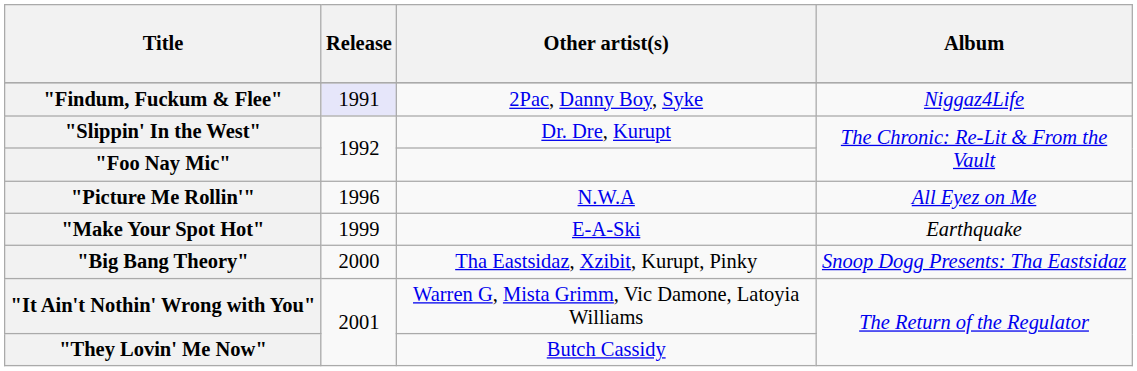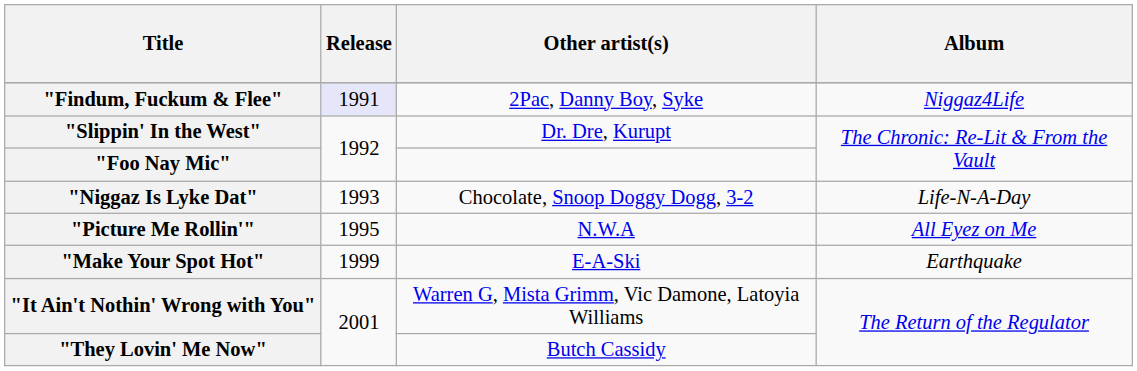+ row: (163, 196)
(359, 196) 1996 -> (359, 229) 1995
- row: (163, 261)
